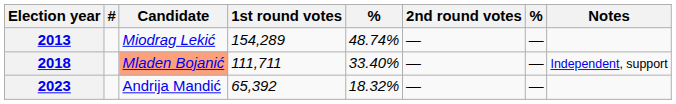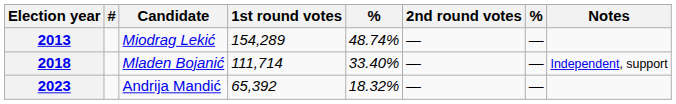(173, 63) lightsalmon background -> (173, 63) no background
(256, 63) 111,711 -> (257, 63) 111,714
